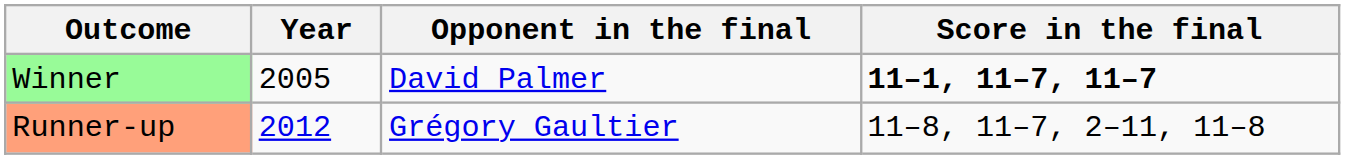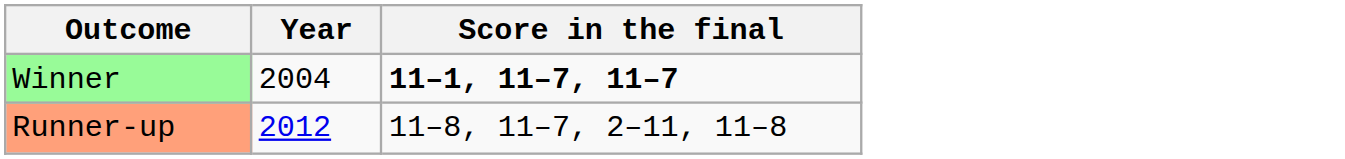- column: (621, 30)
(295, 79) 2005 -> (295, 79) 2004
